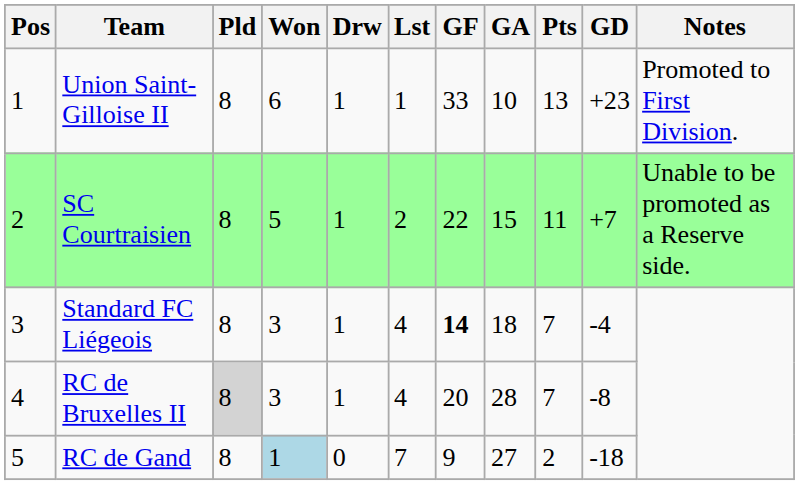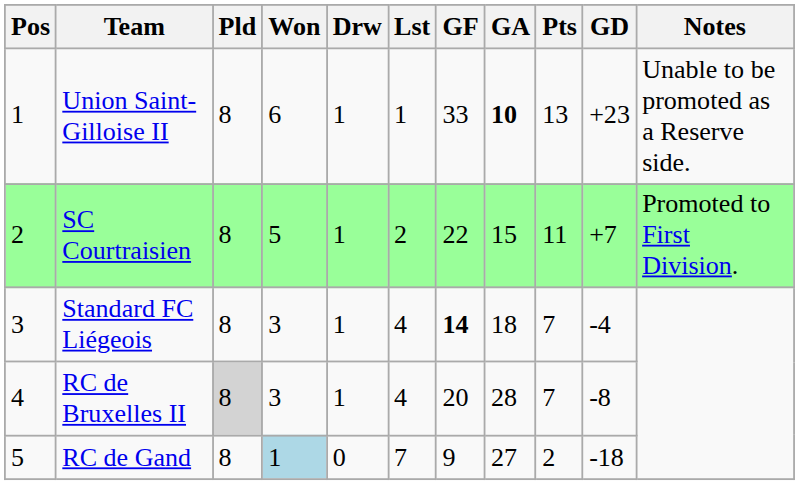(504, 100) normal -> (504, 115) bold
(706, 100) Promoted to First Division. -> (709, 115) Unable to be promoted as a Reserve side.
(709, 220) Unable to be promoted as a Reserve side. -> (706, 235) Promoted to First Division.
